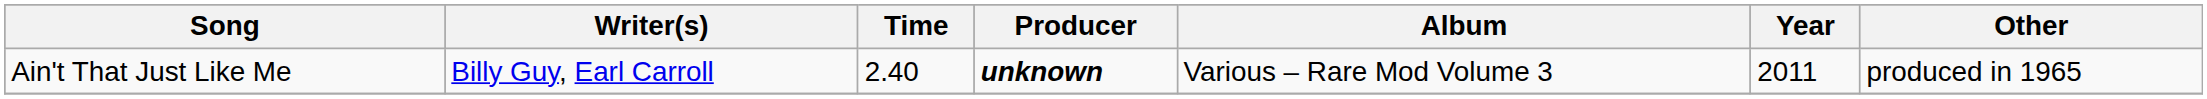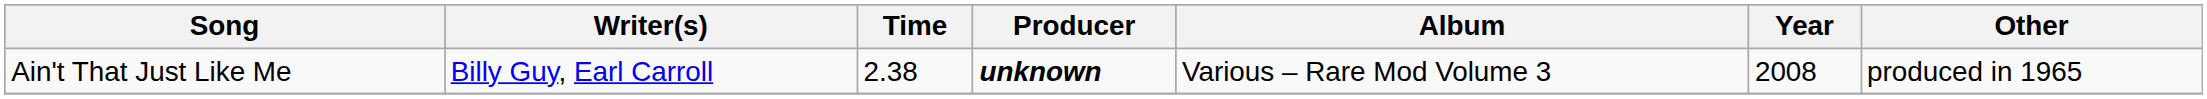(892, 70) 2.40 -> (891, 70) 2.38
(1787, 70) 2011 -> (1786, 70) 2008
